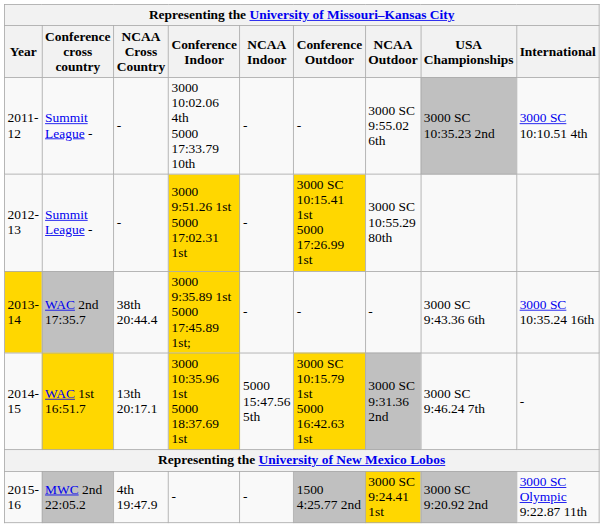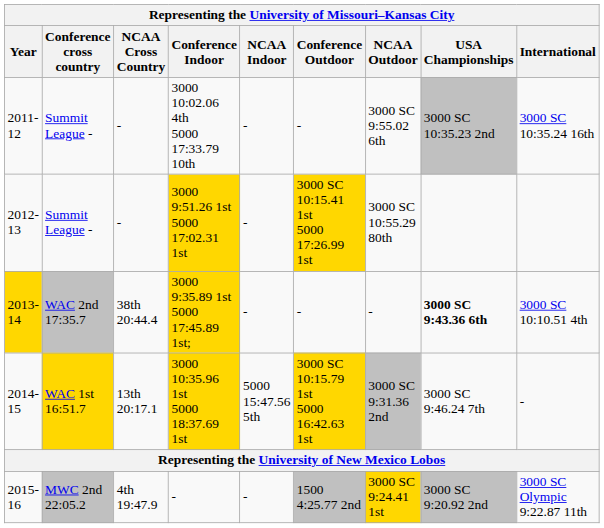(554, 125) 3000 SC 10:10.51 4th -> (557, 125) 3000 SC 10:35.24 16th
(454, 312) normal -> (456, 312) bold
(557, 312) 3000 SC 10:35.24 16th -> (554, 312) 3000 SC 10:10.51 4th
